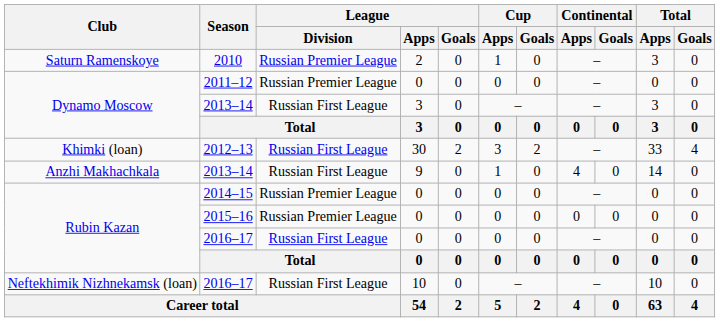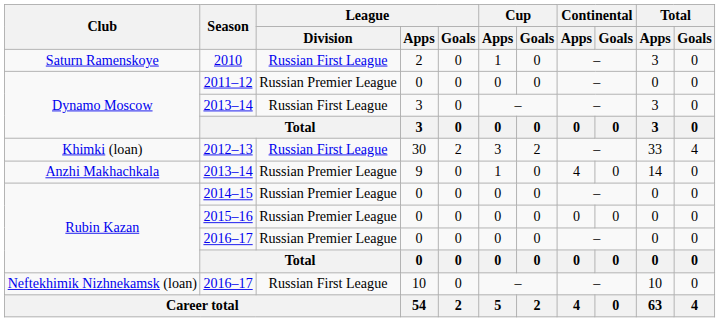(328, 60) Russian Premier League -> (328, 60) Russian First League
(328, 171) Russian First League -> (328, 171) Russian Premier League
(328, 238) Russian First League -> (328, 238) Russian Premier League
